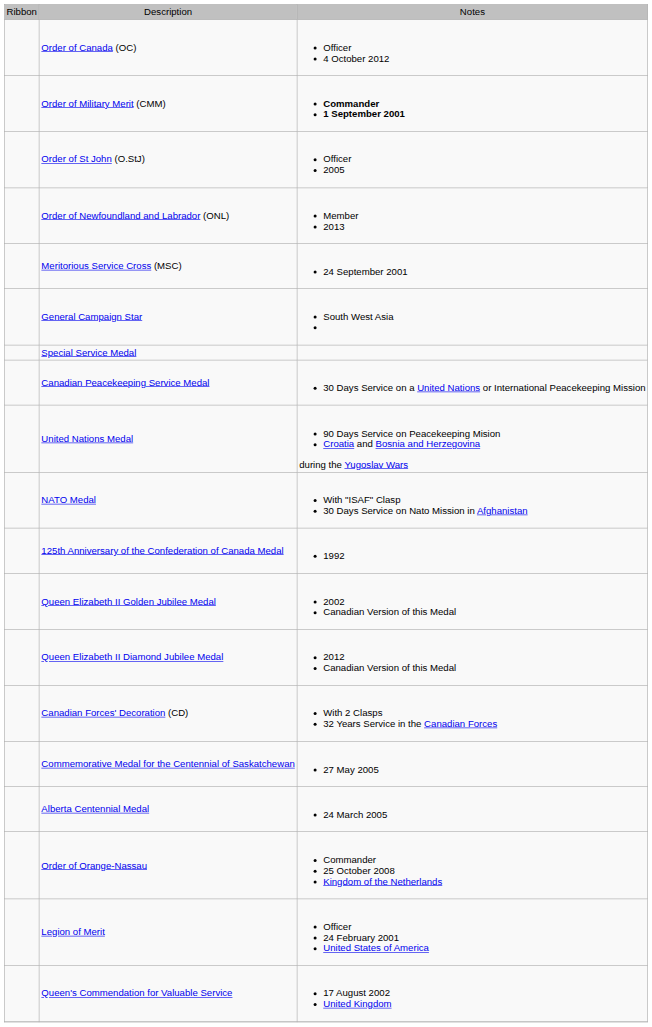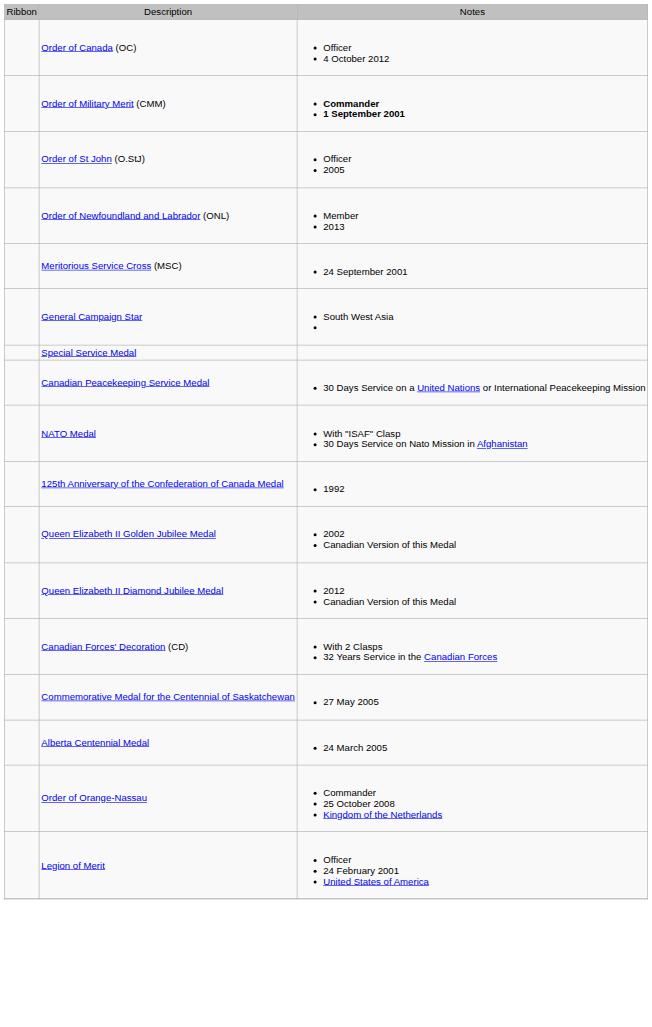- row: (87, 438)
- row: (137, 993)
